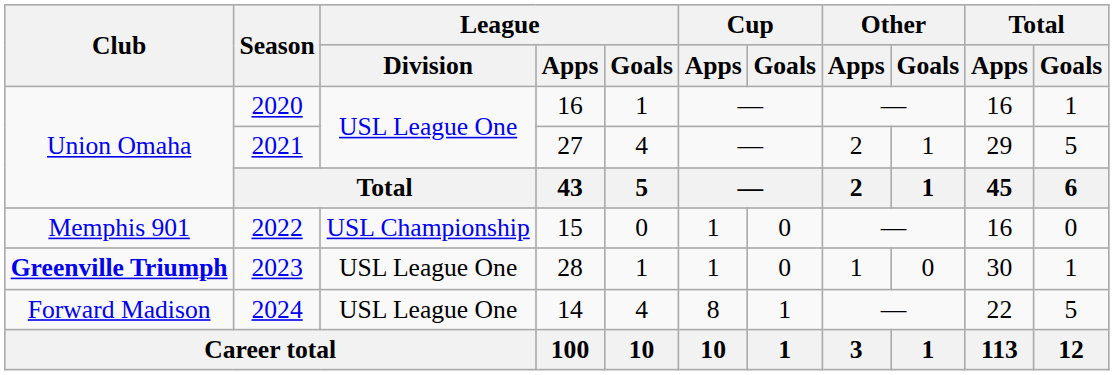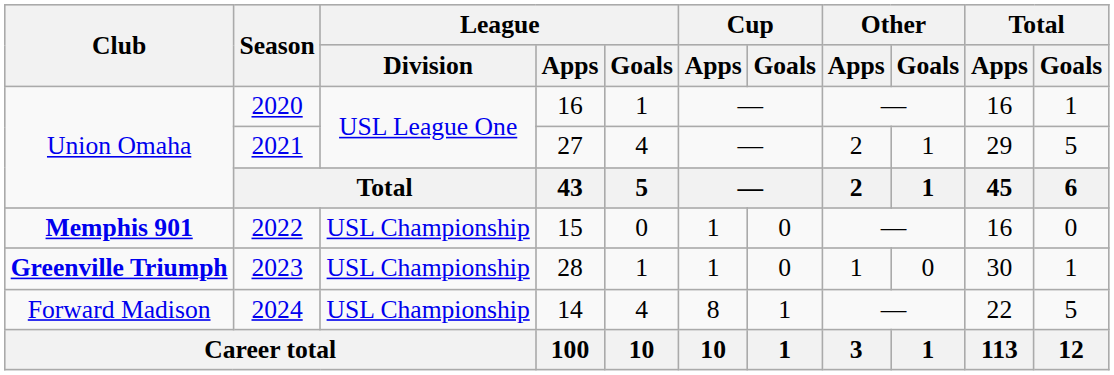(119, 227) normal -> (119, 227) bold
(428, 268) USL League One -> (428, 268) USL Championship
(428, 308) USL League One -> (428, 308) USL Championship
